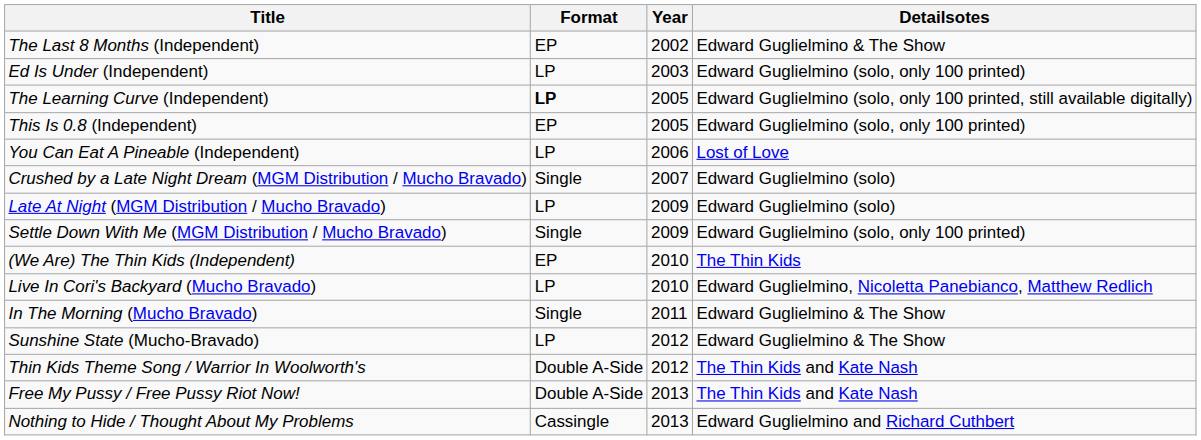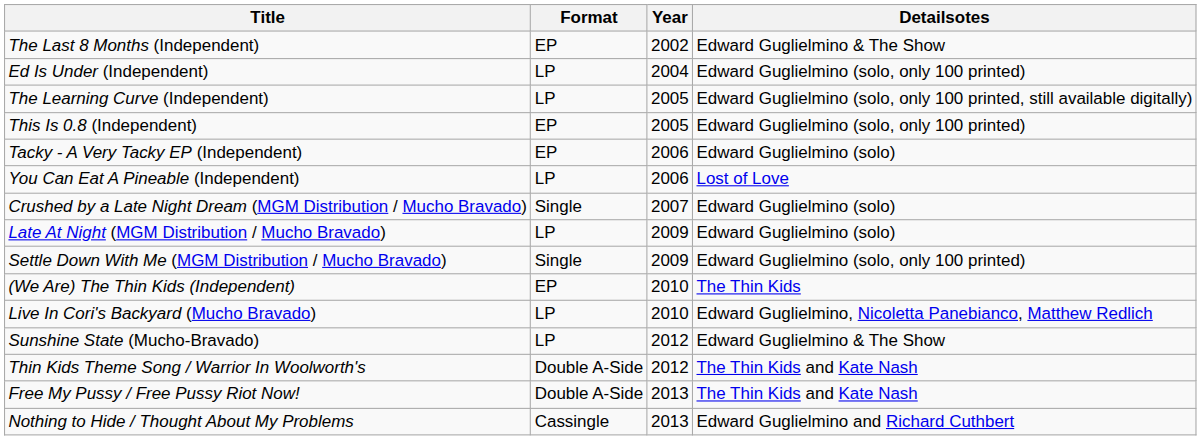(670, 71) 2003 -> (670, 71) 2004
(546, 98) bold -> (545, 98) normal
+ row: (155, 152)
- row: (133, 313)
